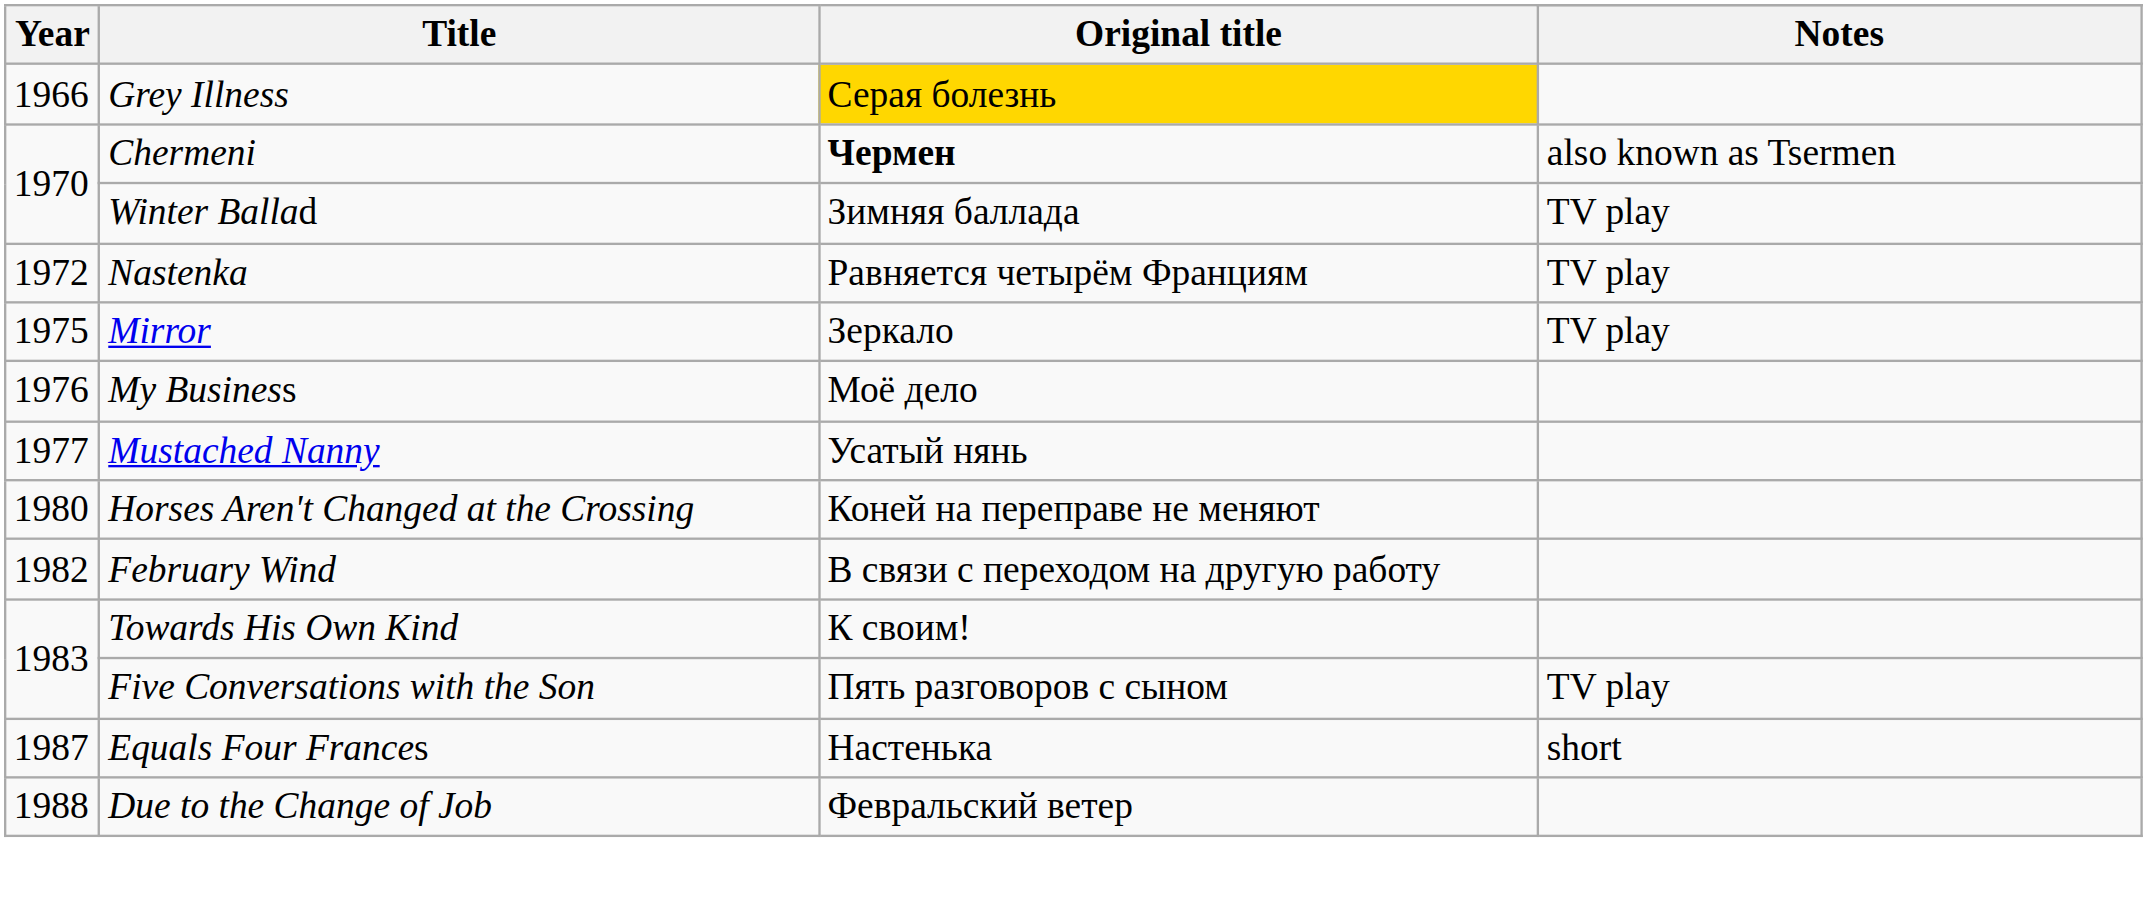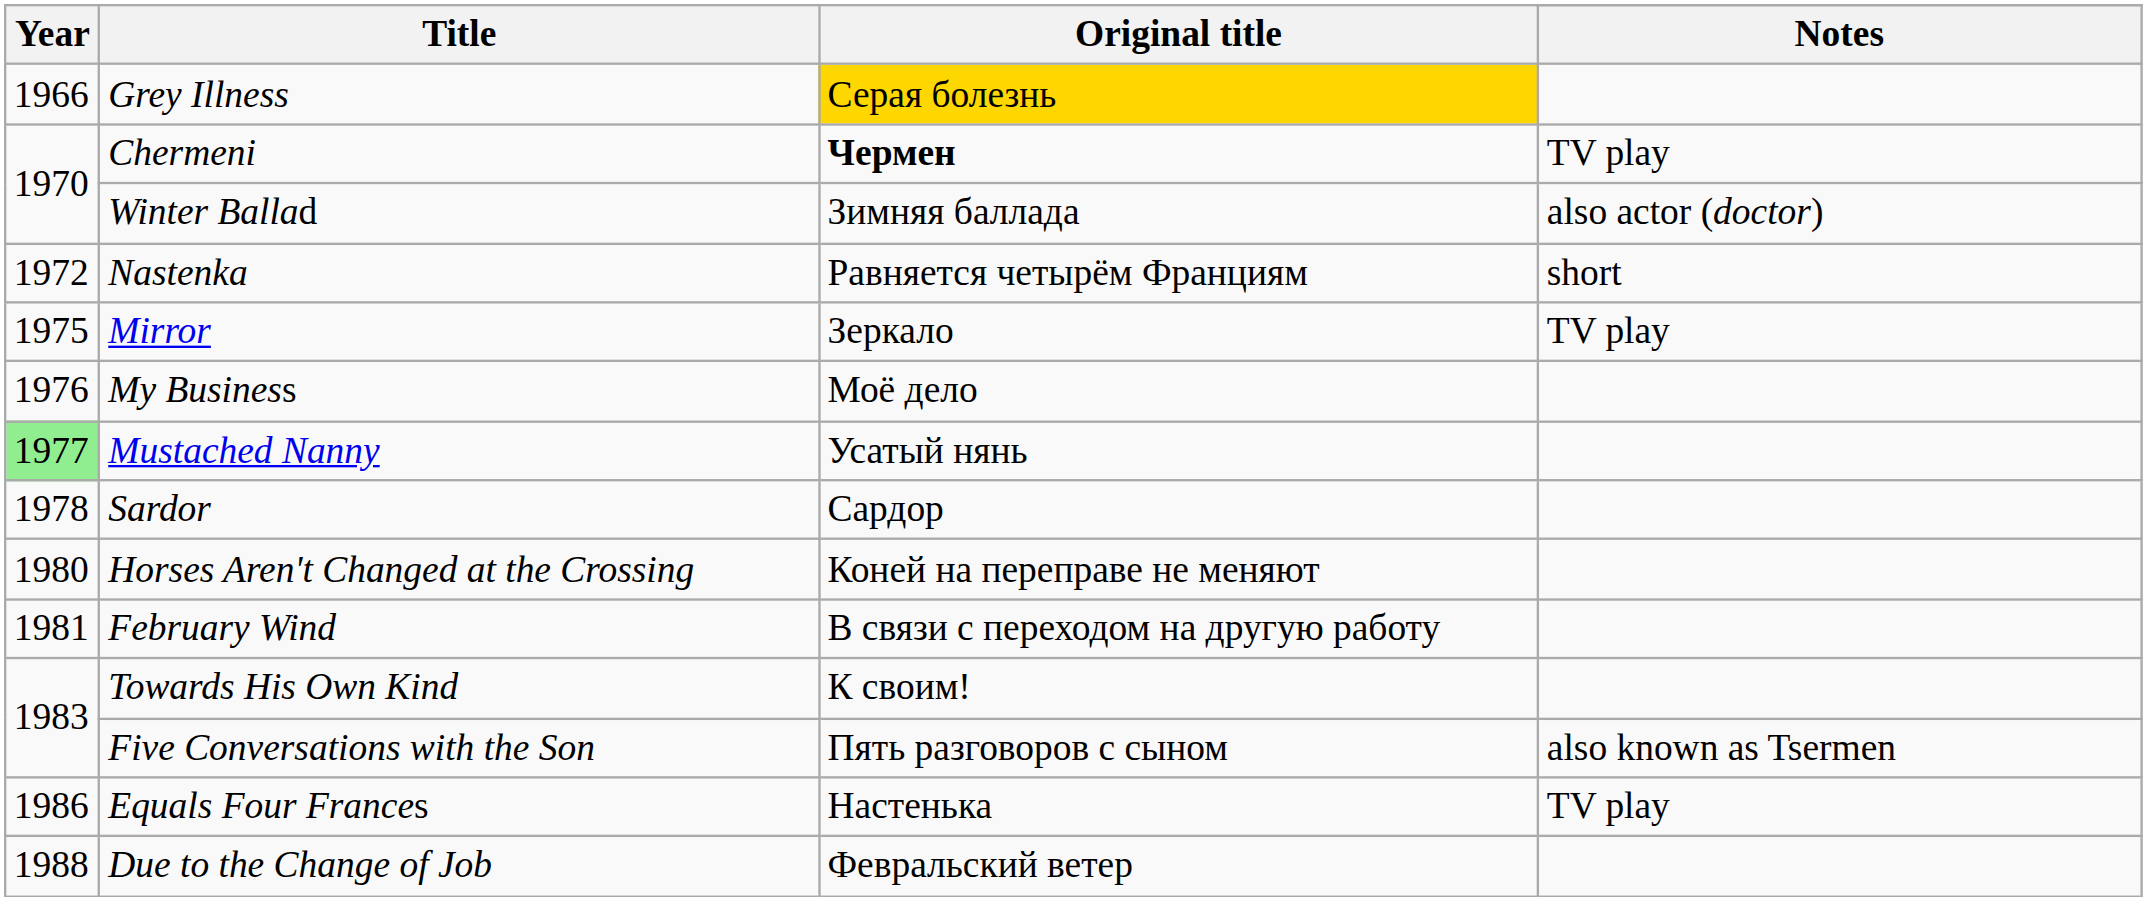(1721, 152) also known as Tsermen -> (1608, 152) TV play
(1608, 212) TV play -> (1685, 212) also actor (doctor)
(1608, 271) TV play -> (1584, 271) short
(51, 449) no background -> (51, 449) lightgreen background
+ row: (160, 509)
(51, 568) 1982 -> (51, 627) 1981
(1608, 687) TV play -> (1721, 746) also known as Tsermen
(51, 746) 1987 -> (51, 806) 1986
(1584, 746) short -> (1608, 806) TV play
